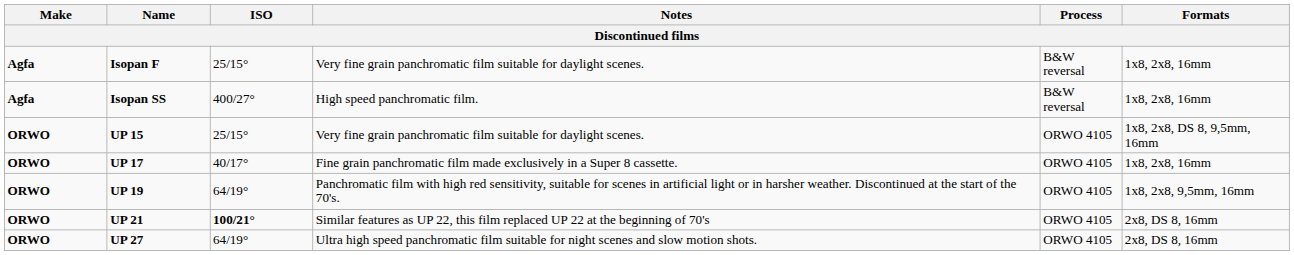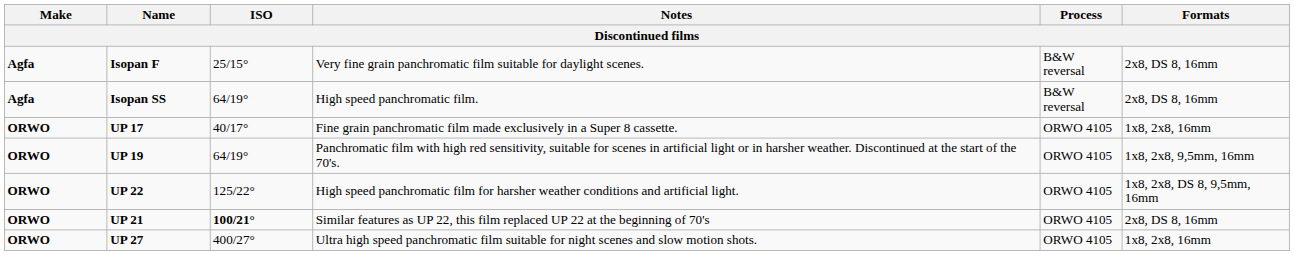(1168, 63) 1x8, 2x8, 16mm -> (1171, 63) 2x8, DS 8, 16mm
(234, 99) 400/27° -> (231, 99) 64/19°
(1168, 99) 1x8, 2x8, 16mm -> (1171, 99) 2x8, DS 8, 16mm
- row: (127, 135)
+ row: (127, 191)
(231, 240) 64/19° -> (234, 240) 400/27°
(1171, 240) 2x8, DS 8, 16mm -> (1168, 240) 1x8, 2x8, 16mm
